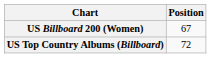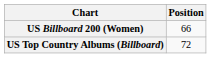(186, 28) 67 -> (186, 28) 66
